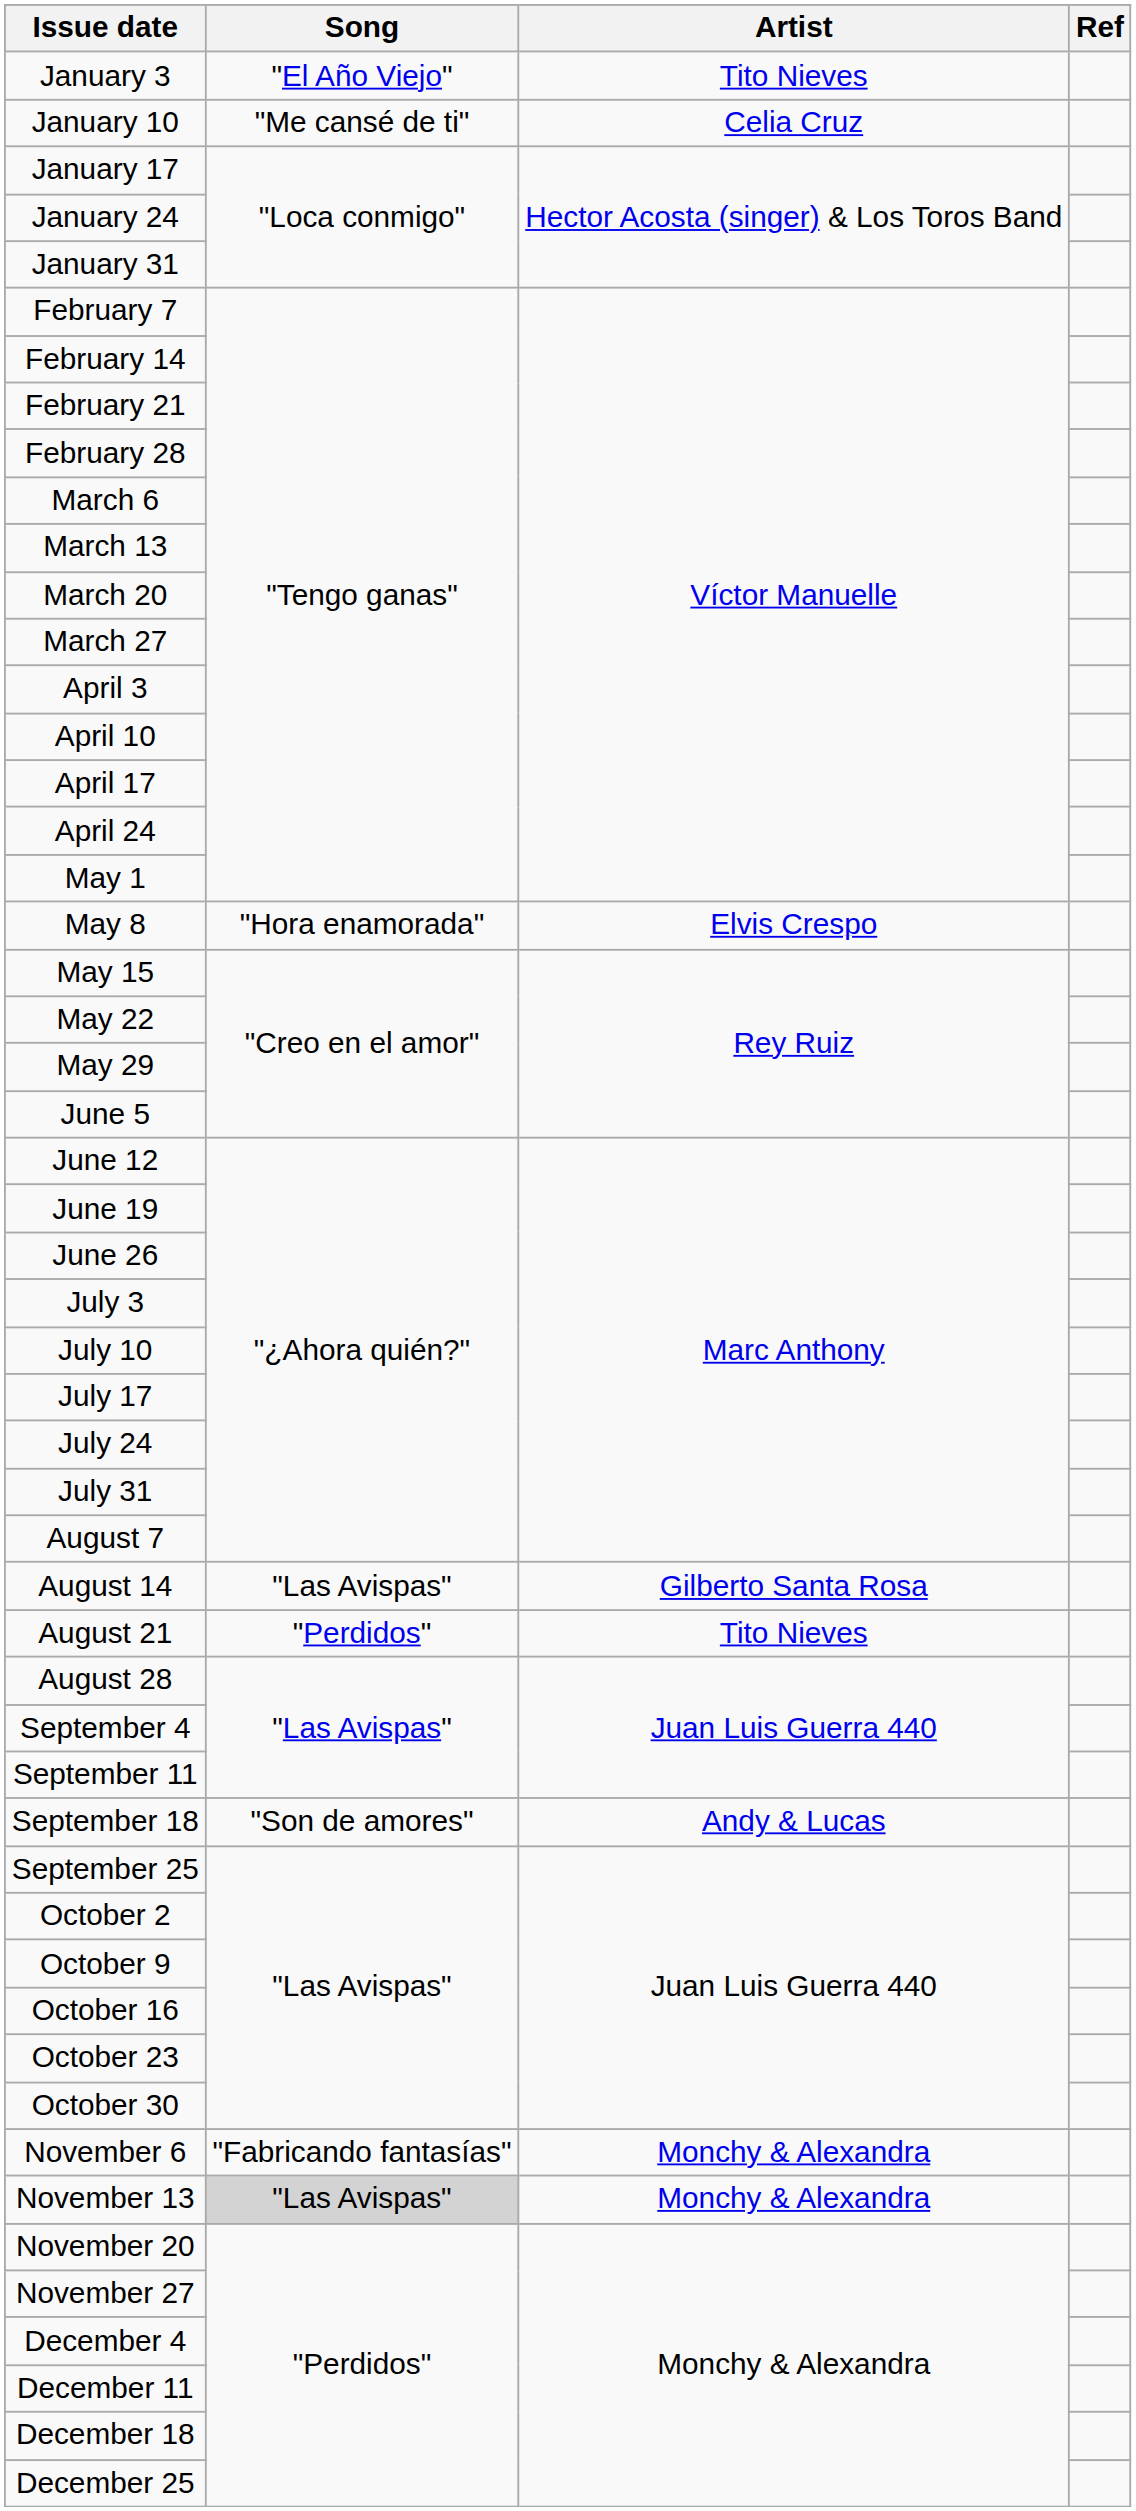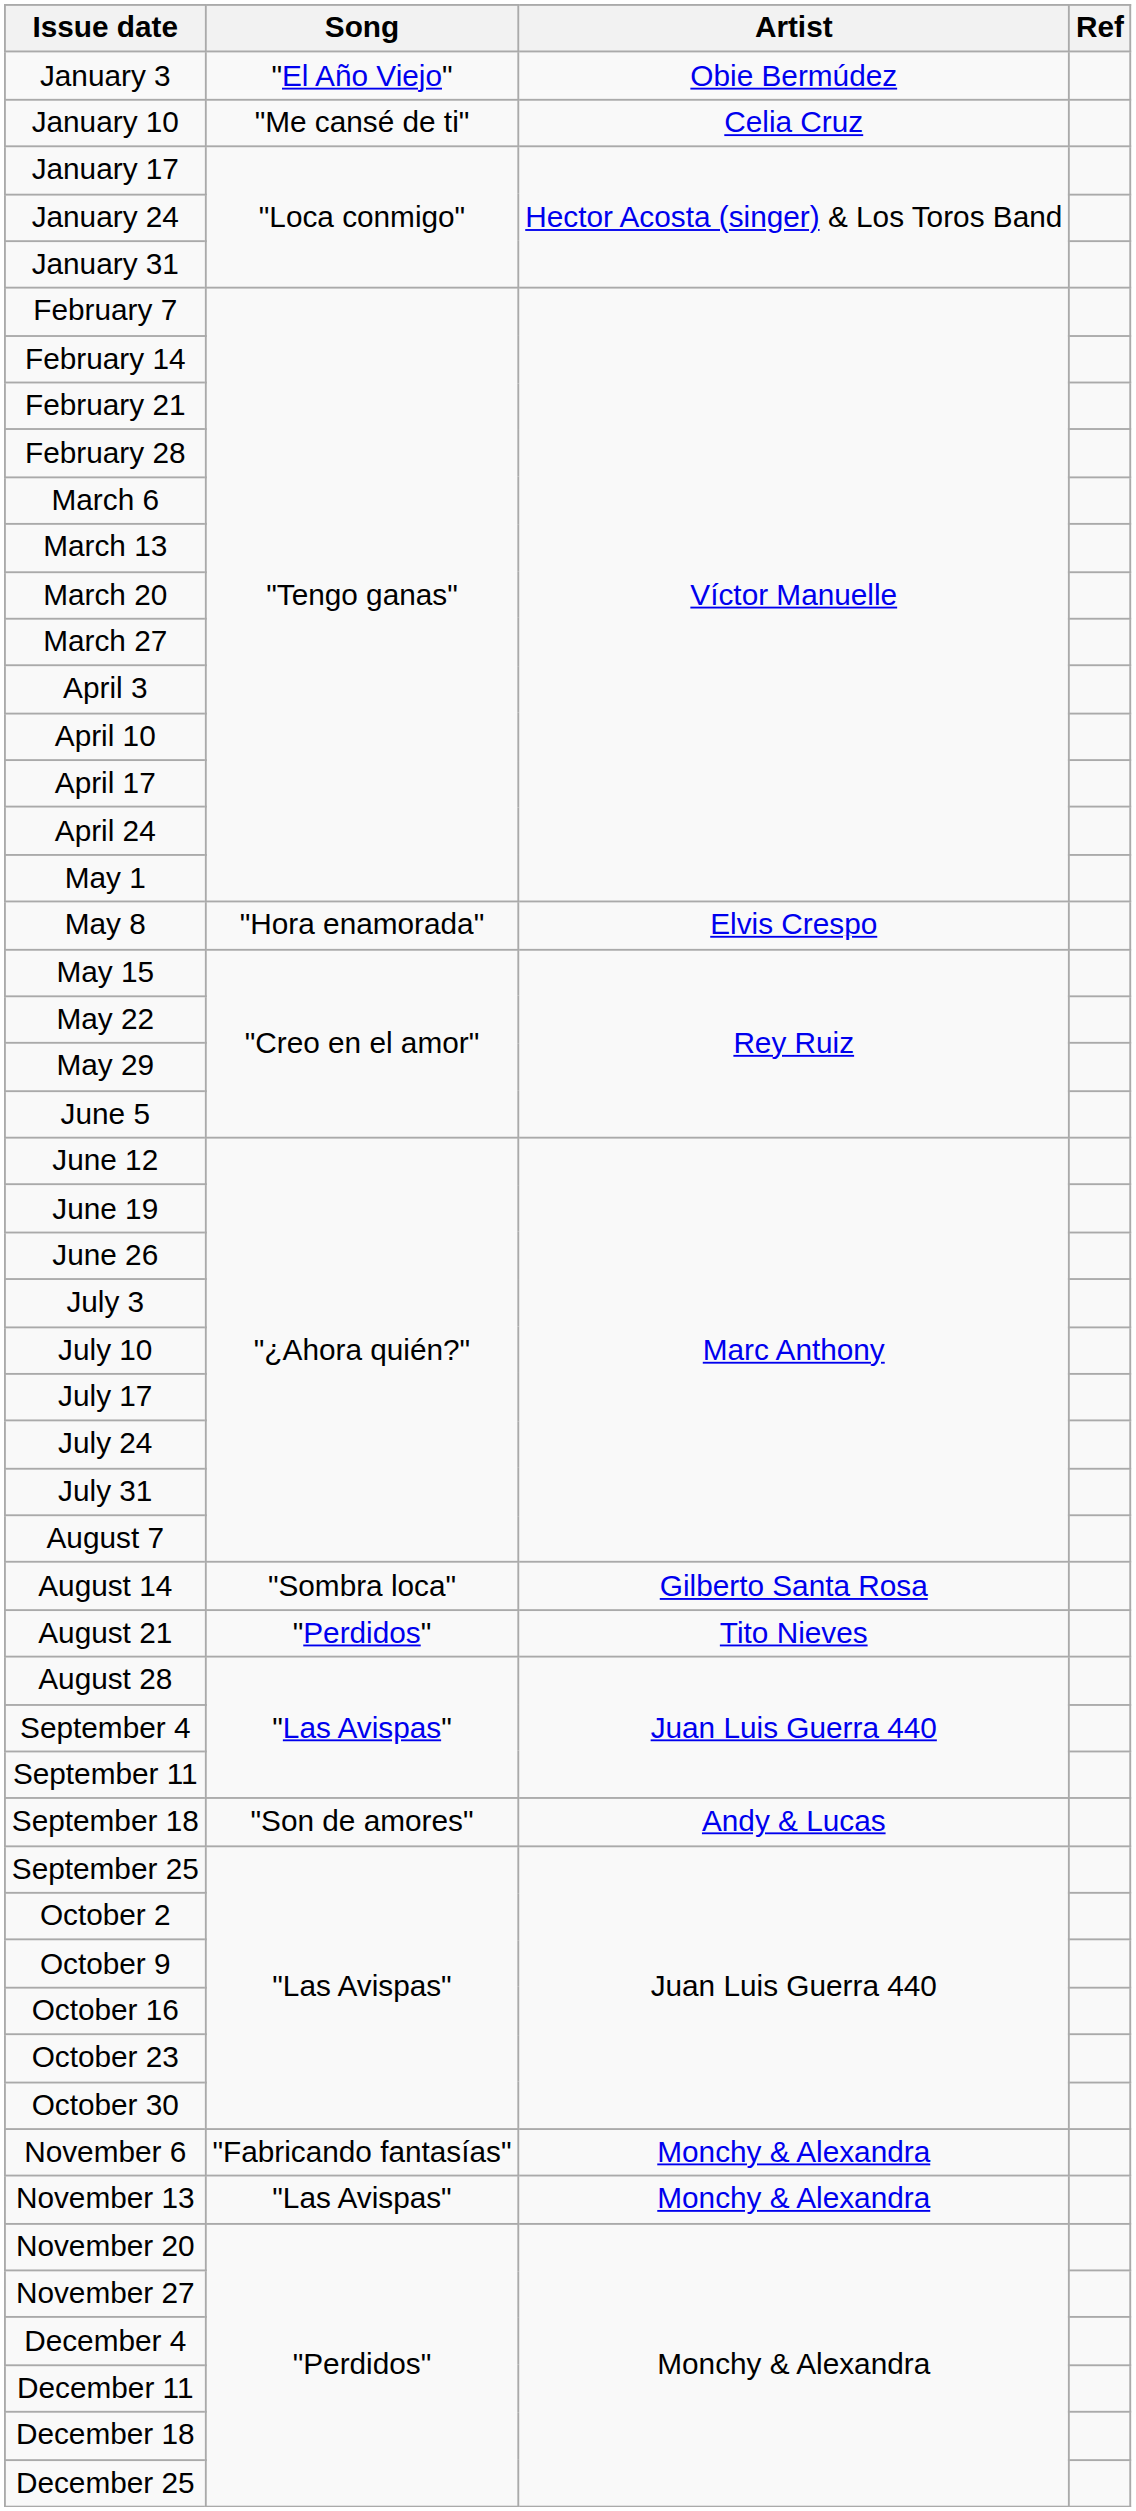(794, 75) Tito Nieves -> (794, 75) Obie Bermúdez
(362, 1585) "Las Avispas" -> (362, 1585) "Sombra loca"
(362, 2199) lightgrey background -> (362, 2199) no background
